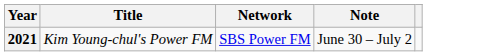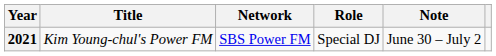+ column: (349, 16)
